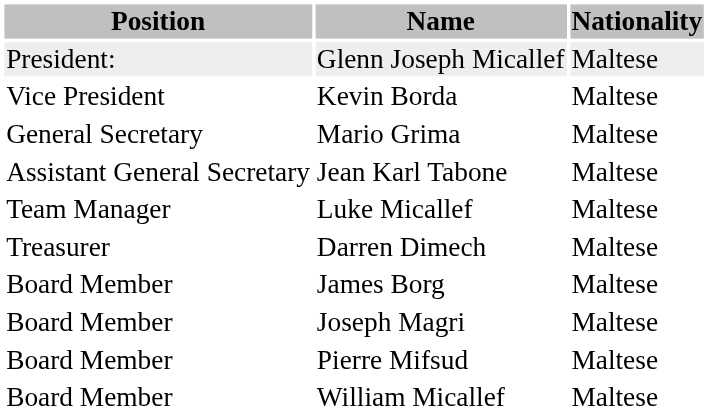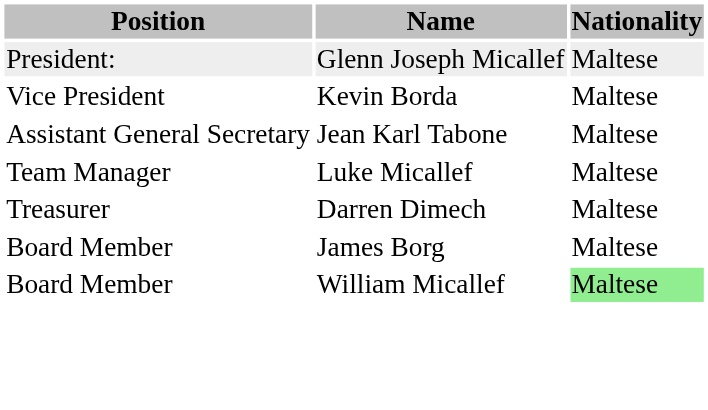- row: (389, 134)
- row: (391, 322)
- row: (392, 359)
(615, 397) no background -> (615, 284) lightgreen background
